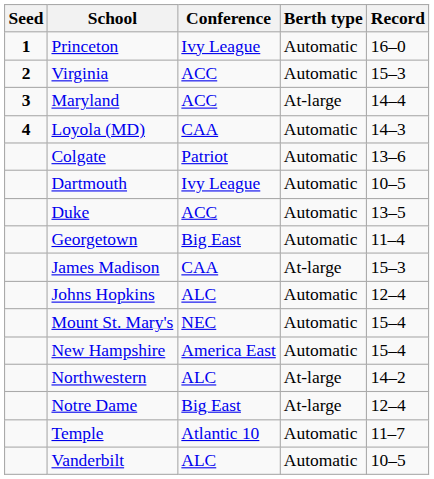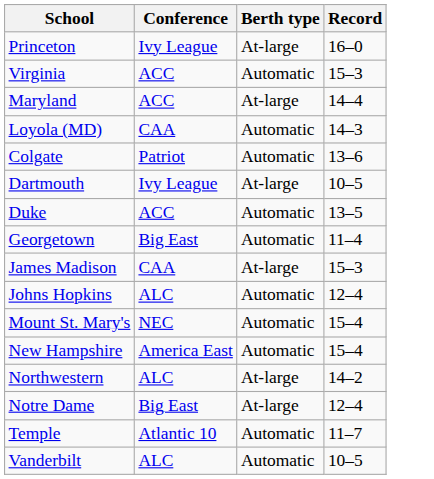- column: (26, 18)
(321, 45) Automatic -> (270, 45) At-large
(321, 184) Automatic -> (270, 184) At-large
